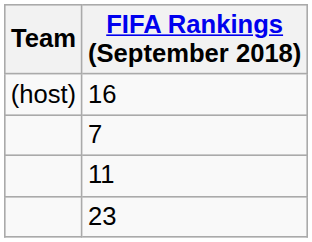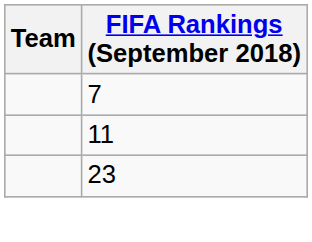- row: (102, 94)
